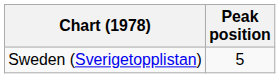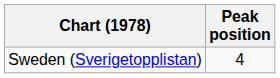(240, 60) 5 -> (240, 60) 4
